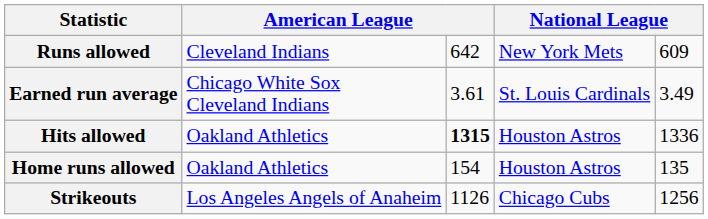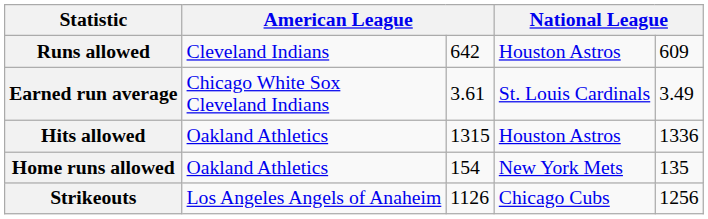(561, 51) New York Mets -> (560, 51) Houston Astros
(470, 135) bold -> (470, 135) normal
(560, 167) Houston Astros -> (561, 167) New York Mets
